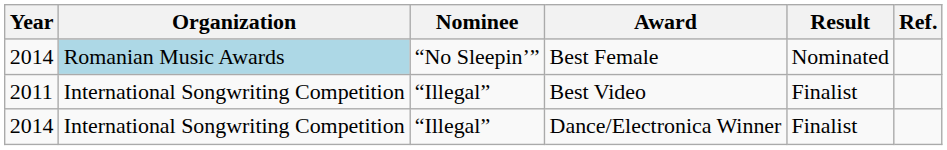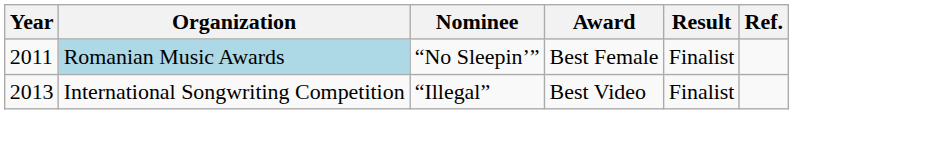(32, 56) 2014 -> (31, 56) 2011
(840, 56) Nominated -> (702, 56) Finalist
(31, 91) 2011 -> (32, 91) 2013
- row: (666, 126)
